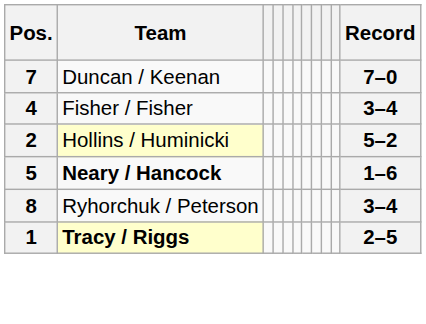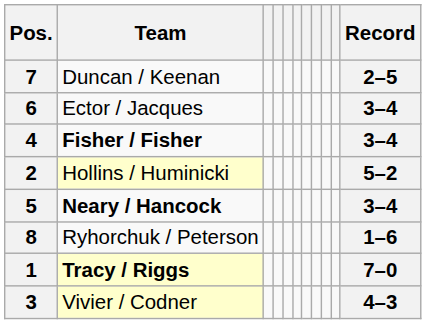(380, 76) 7–0 -> (380, 76) 2–5
+ row: (31, 109)
(128, 109) normal -> (132, 141) bold
(380, 173) 1–6 -> (380, 205) 3–4
(380, 205) 3–4 -> (380, 238) 1–6
(380, 238) 2–5 -> (380, 270) 7–0
+ row: (31, 302)
